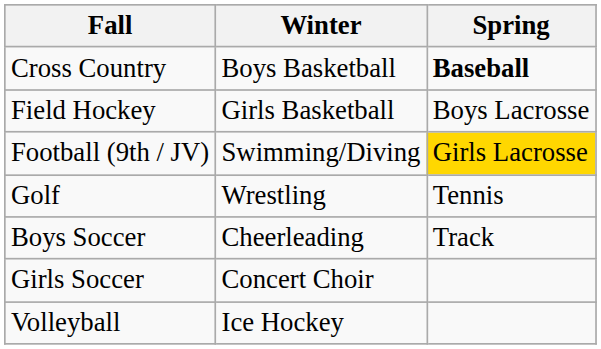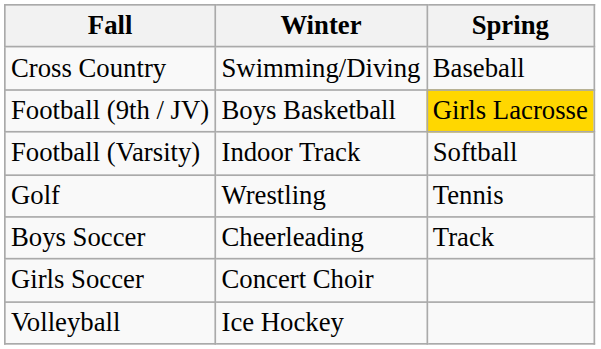(309, 68) Boys Basketball -> (321, 68) Swimming/Diving
(481, 68) bold -> (479, 68) normal
- row: (83, 110)
(321, 152) Swimming/Diving -> (309, 110) Boys Basketball
+ row: (106, 152)
